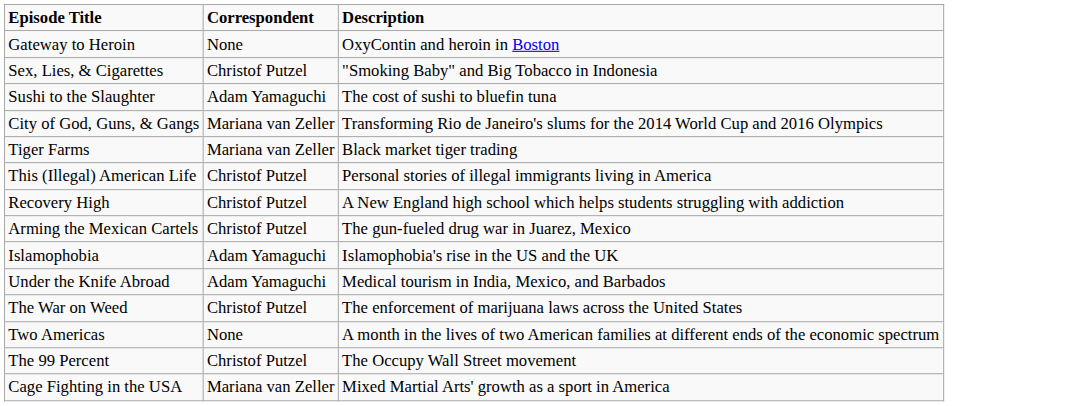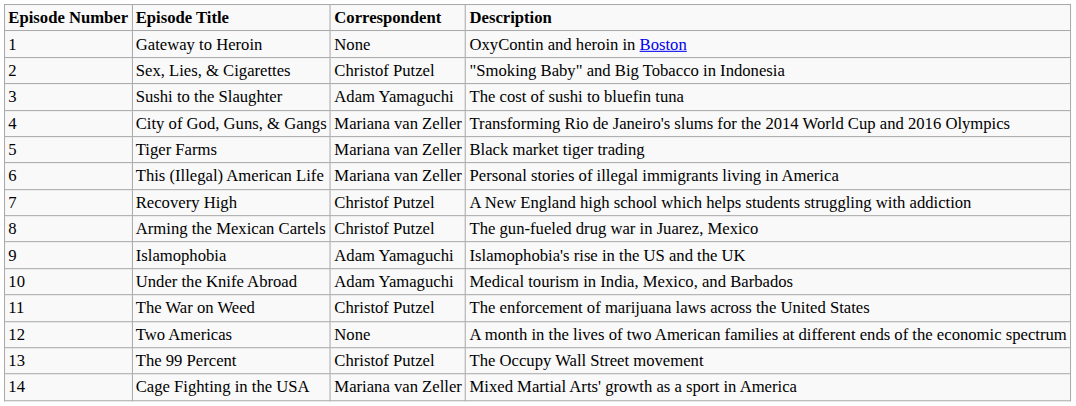+ column: (68, 17)
(257, 176) Christof Putzel -> (398, 176) Mariana van Zeller
